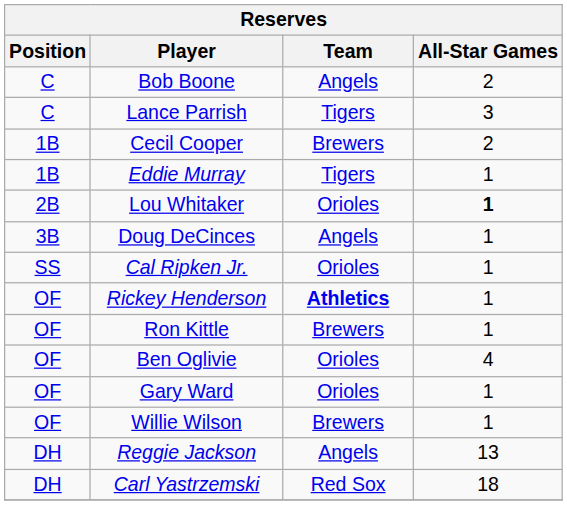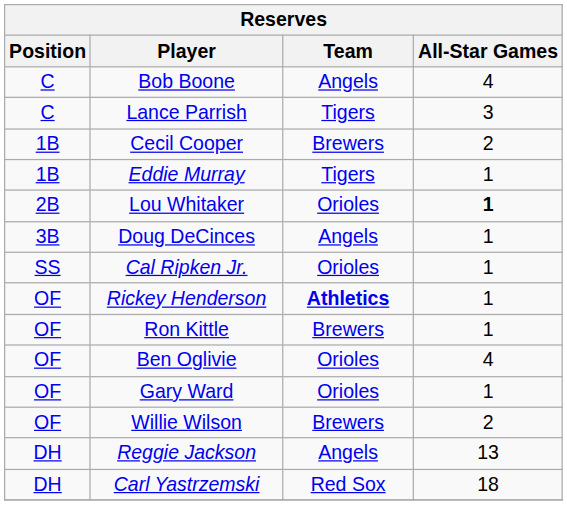(488, 81) 2 -> (488, 81) 4
(488, 422) 1 -> (488, 422) 2
